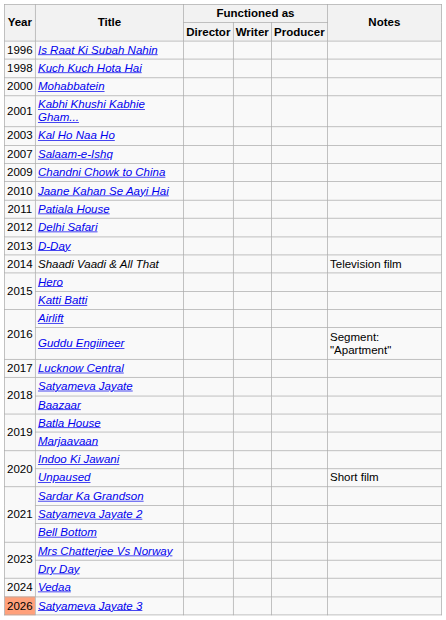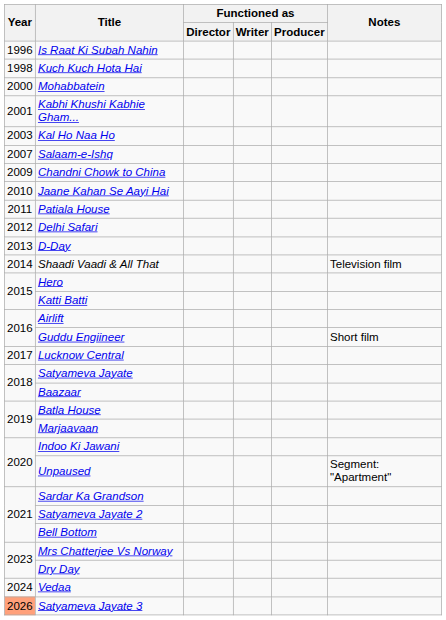(361, 343) Segment: "Apartment" -> (354, 337) Short film
(354, 478) Short film -> (361, 471) Segment: "Apartment"
